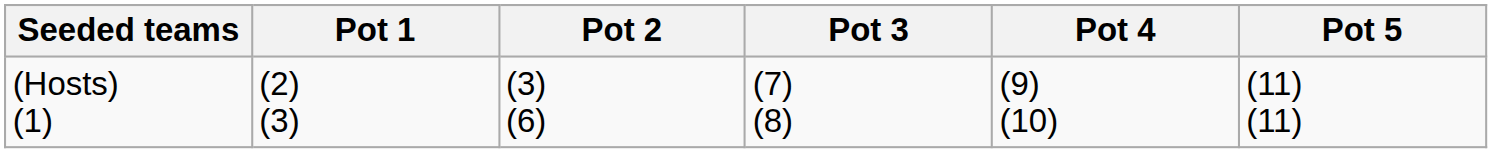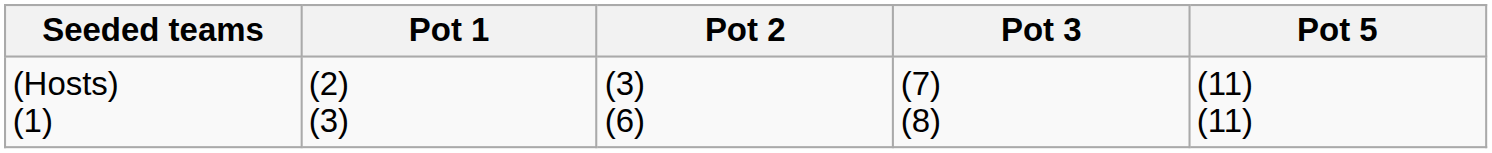- column: (1115, 30)
